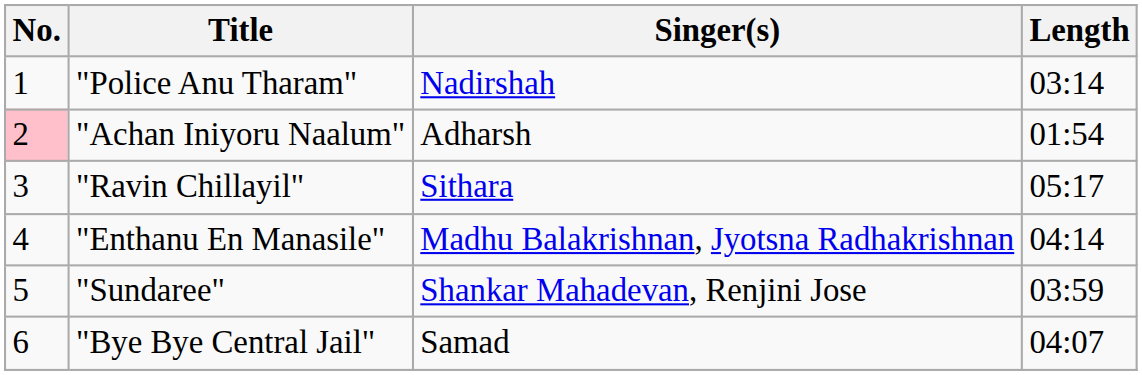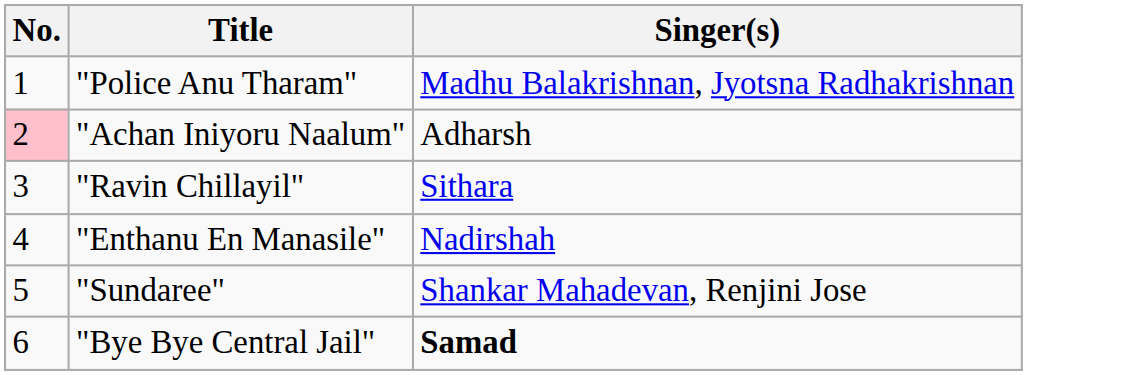- column: (1080, 30)
(488, 82) Nadirshah -> (717, 82) Madhu Balakrishnan, Jyotsna Radhakrishnan
(717, 238) Madhu Balakrishnan, Jyotsna Radhakrishnan -> (488, 238) Nadirshah
(465, 342) normal -> (469, 342) bold
